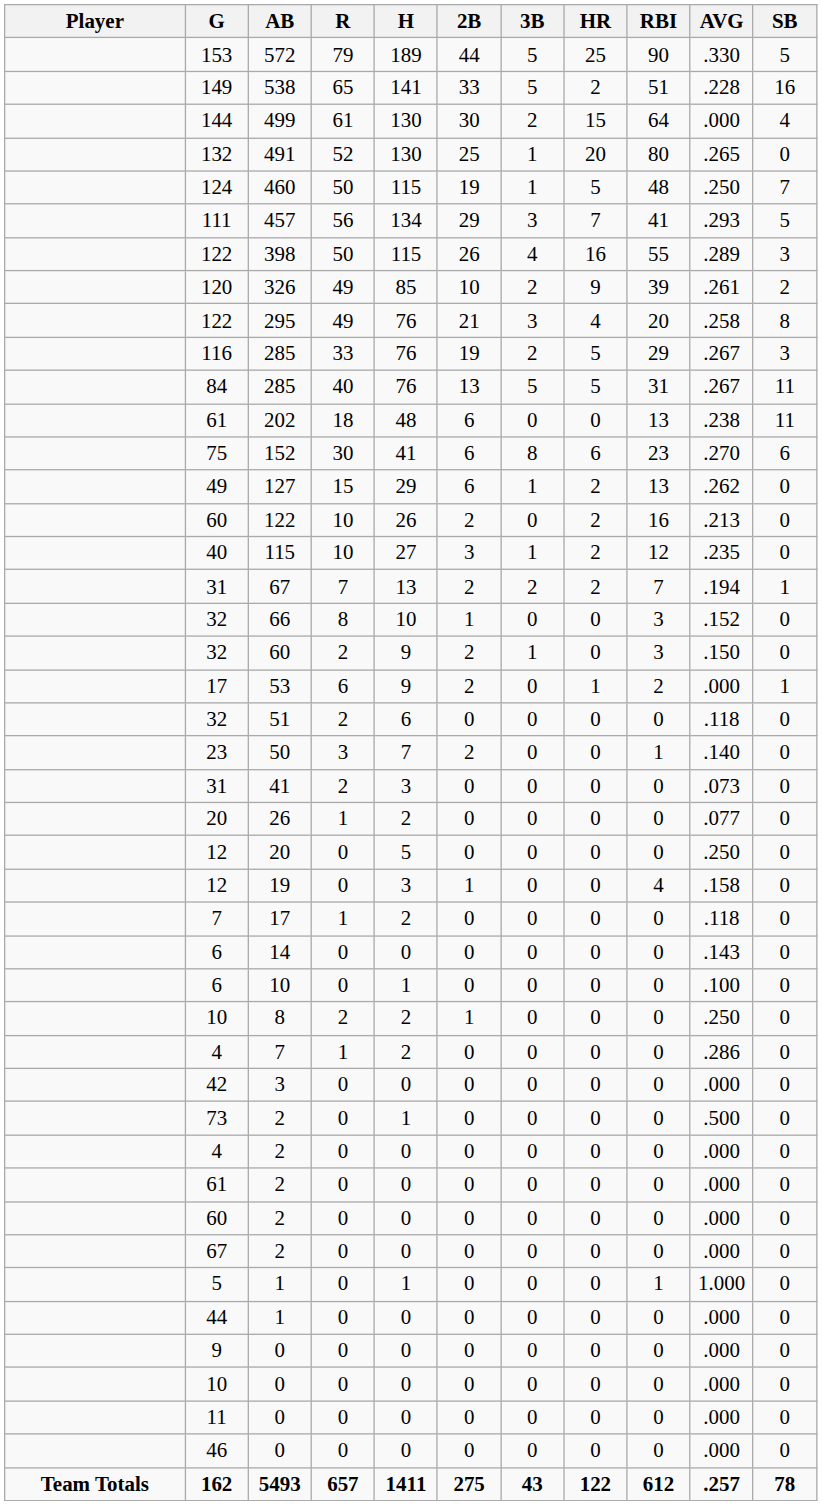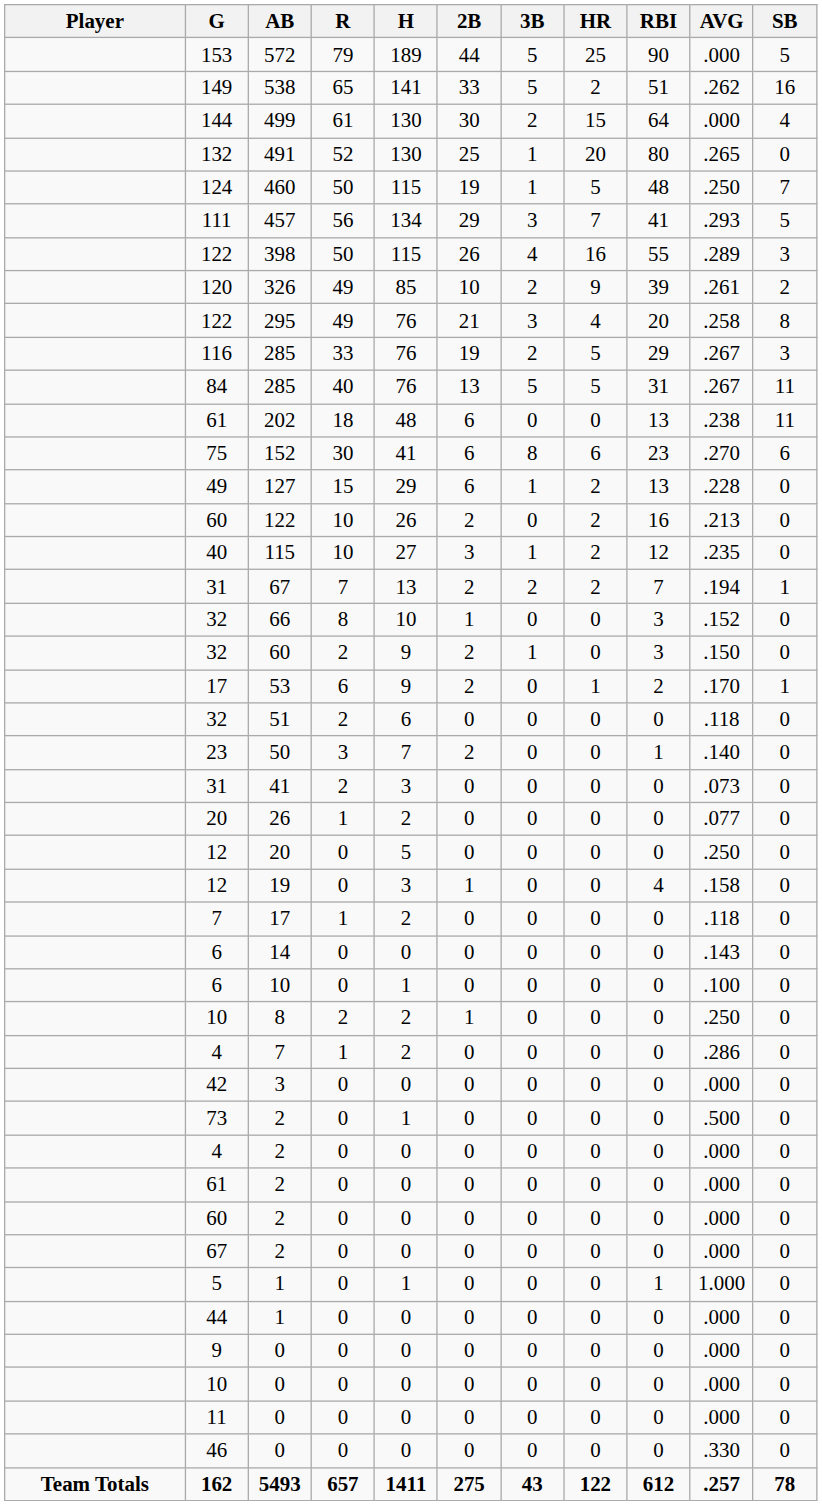(722, 54) .330 -> (722, 54) .000
(722, 87) .228 -> (722, 87) .262
(722, 486) .262 -> (722, 486) .228
(722, 685) .000 -> (722, 685) .170
(722, 1450) .000 -> (722, 1450) .330
